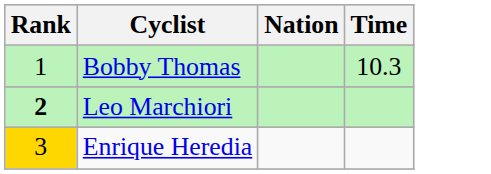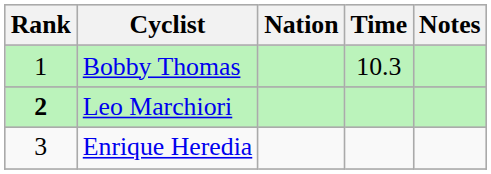+ column: (450, 24)
(41, 147) gold background -> (41, 147) no background
